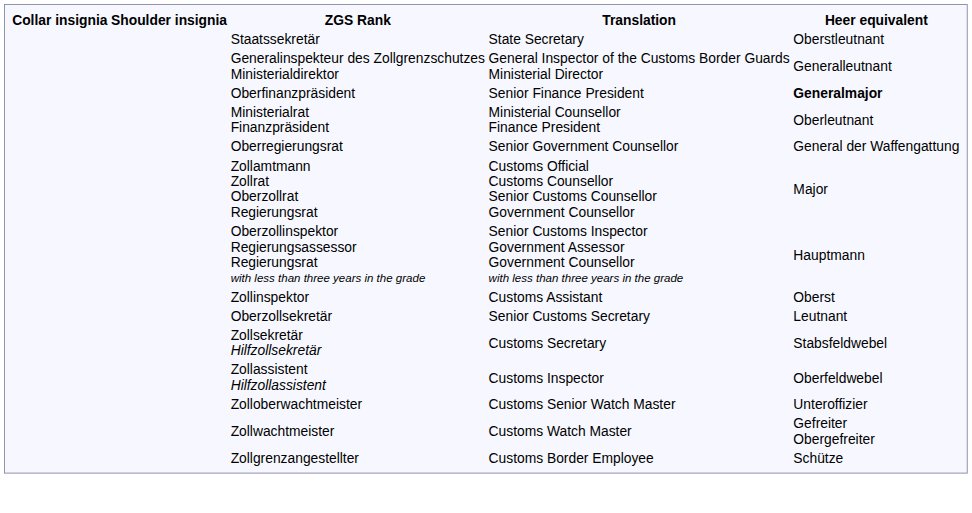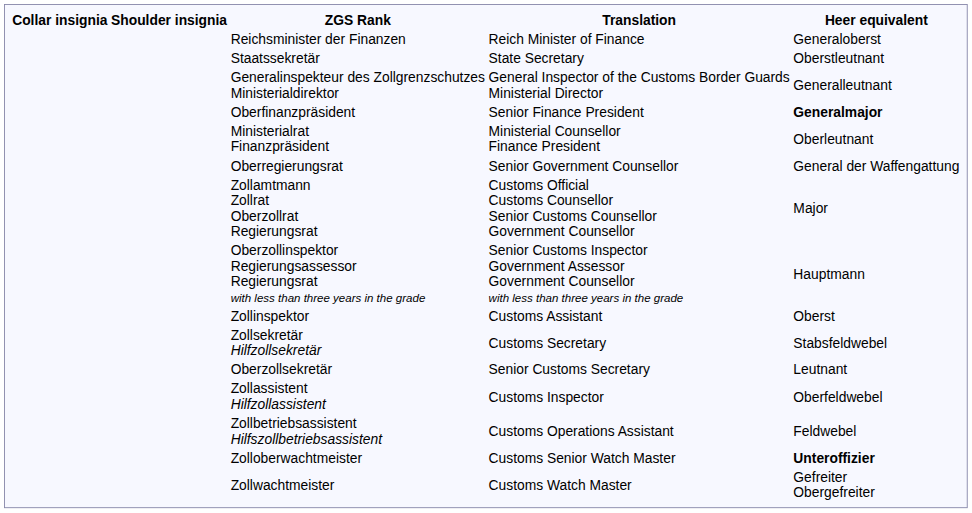+ row: (318, 39)
rows swapped: (281, 316) <-> (276, 343)
+ row: (306, 431)
(831, 404) normal -> (834, 458) bold
- row: (295, 458)
